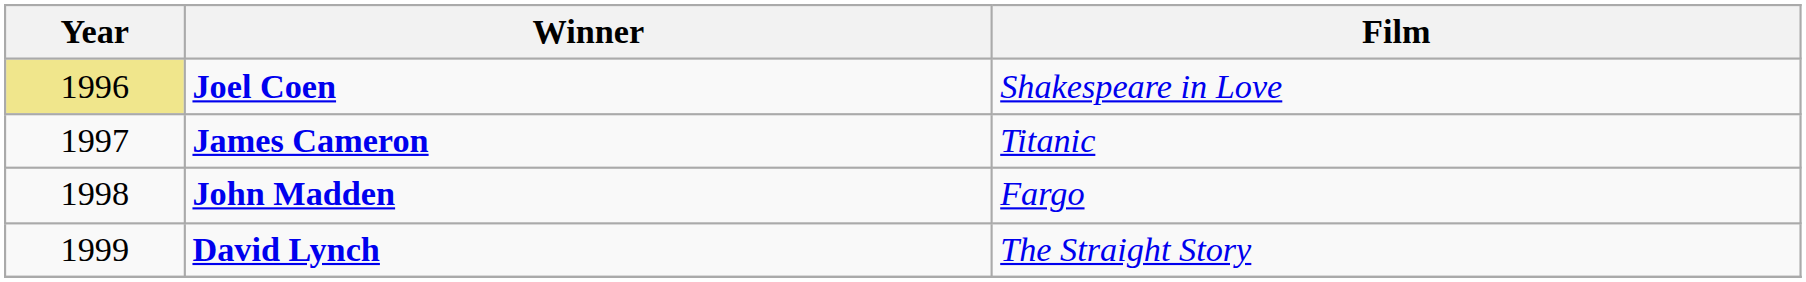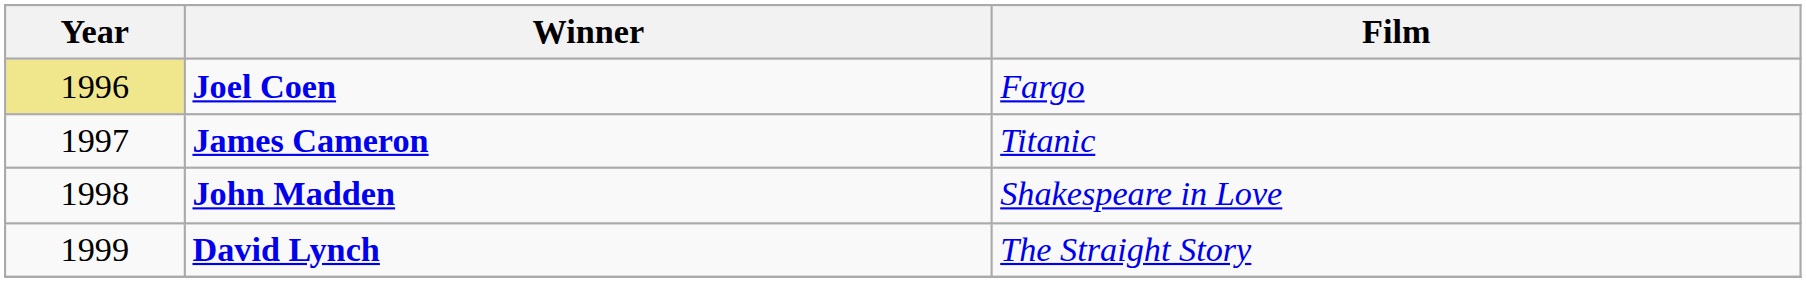(1141, 85) Shakespeare in Love -> (1042, 85) Fargo
(1042, 194) Fargo -> (1141, 194) Shakespeare in Love
